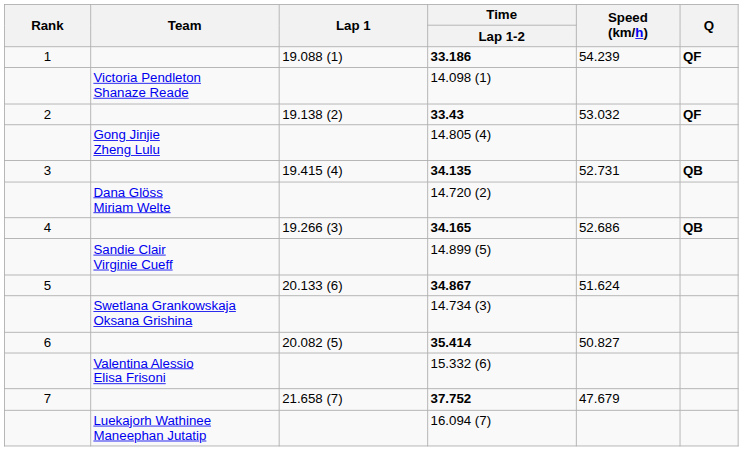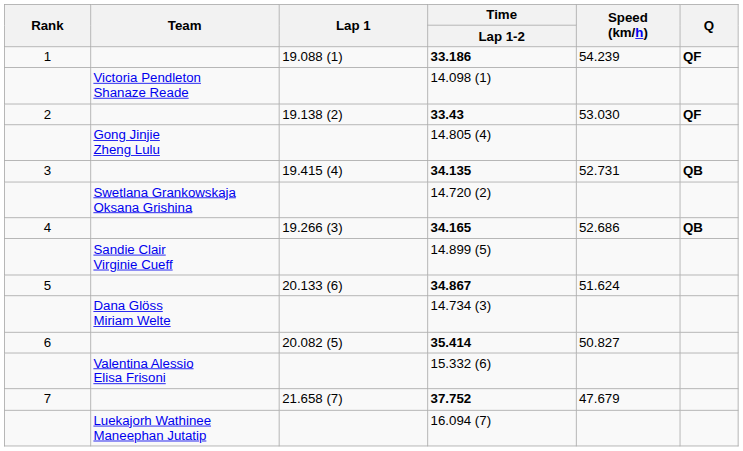(599, 114) 53.032 -> (599, 114) 53.030
(132, 199) Dana Glöss Miriam Welte -> (165, 199) Swetlana Grankowskaja Oksana Grishina
(165, 313) Swetlana Grankowskaja Oksana Grishina -> (132, 313) Dana Glöss Miriam Welte
